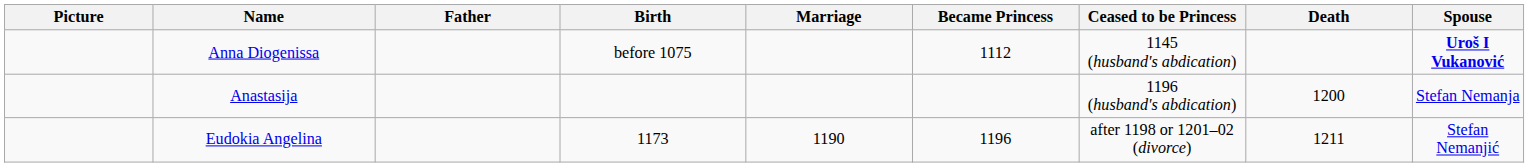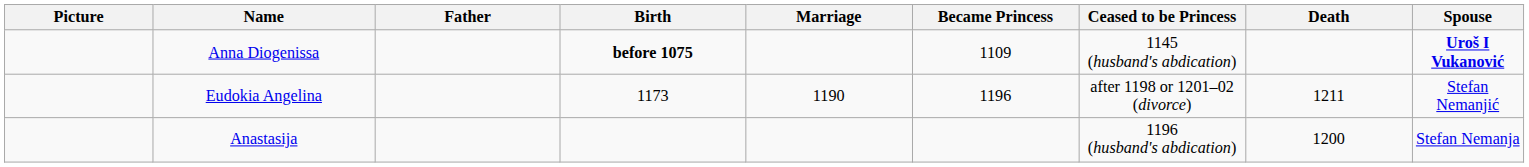(653, 52) normal -> (653, 52) bold
(995, 52) 1112 -> (995, 52) 1109
rows swapped: (264, 95) <-> (264, 139)
